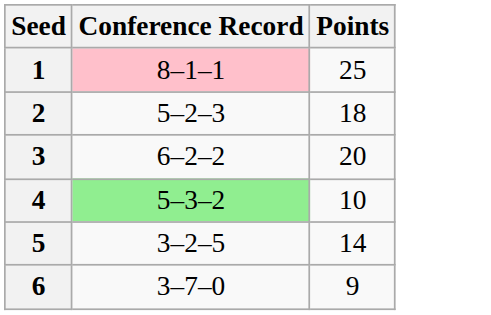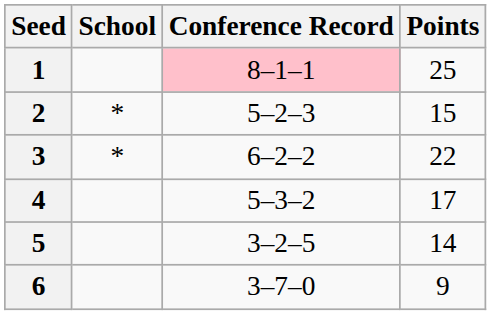+ column: (117, 26)
(353, 112) 18 -> (443, 112) 15
(353, 156) 20 -> (443, 156) 22
(191, 199) lightgreen background -> (281, 199) no background
(353, 199) 10 -> (443, 199) 17
